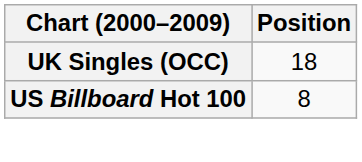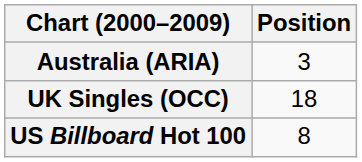+ row: (128, 61)
